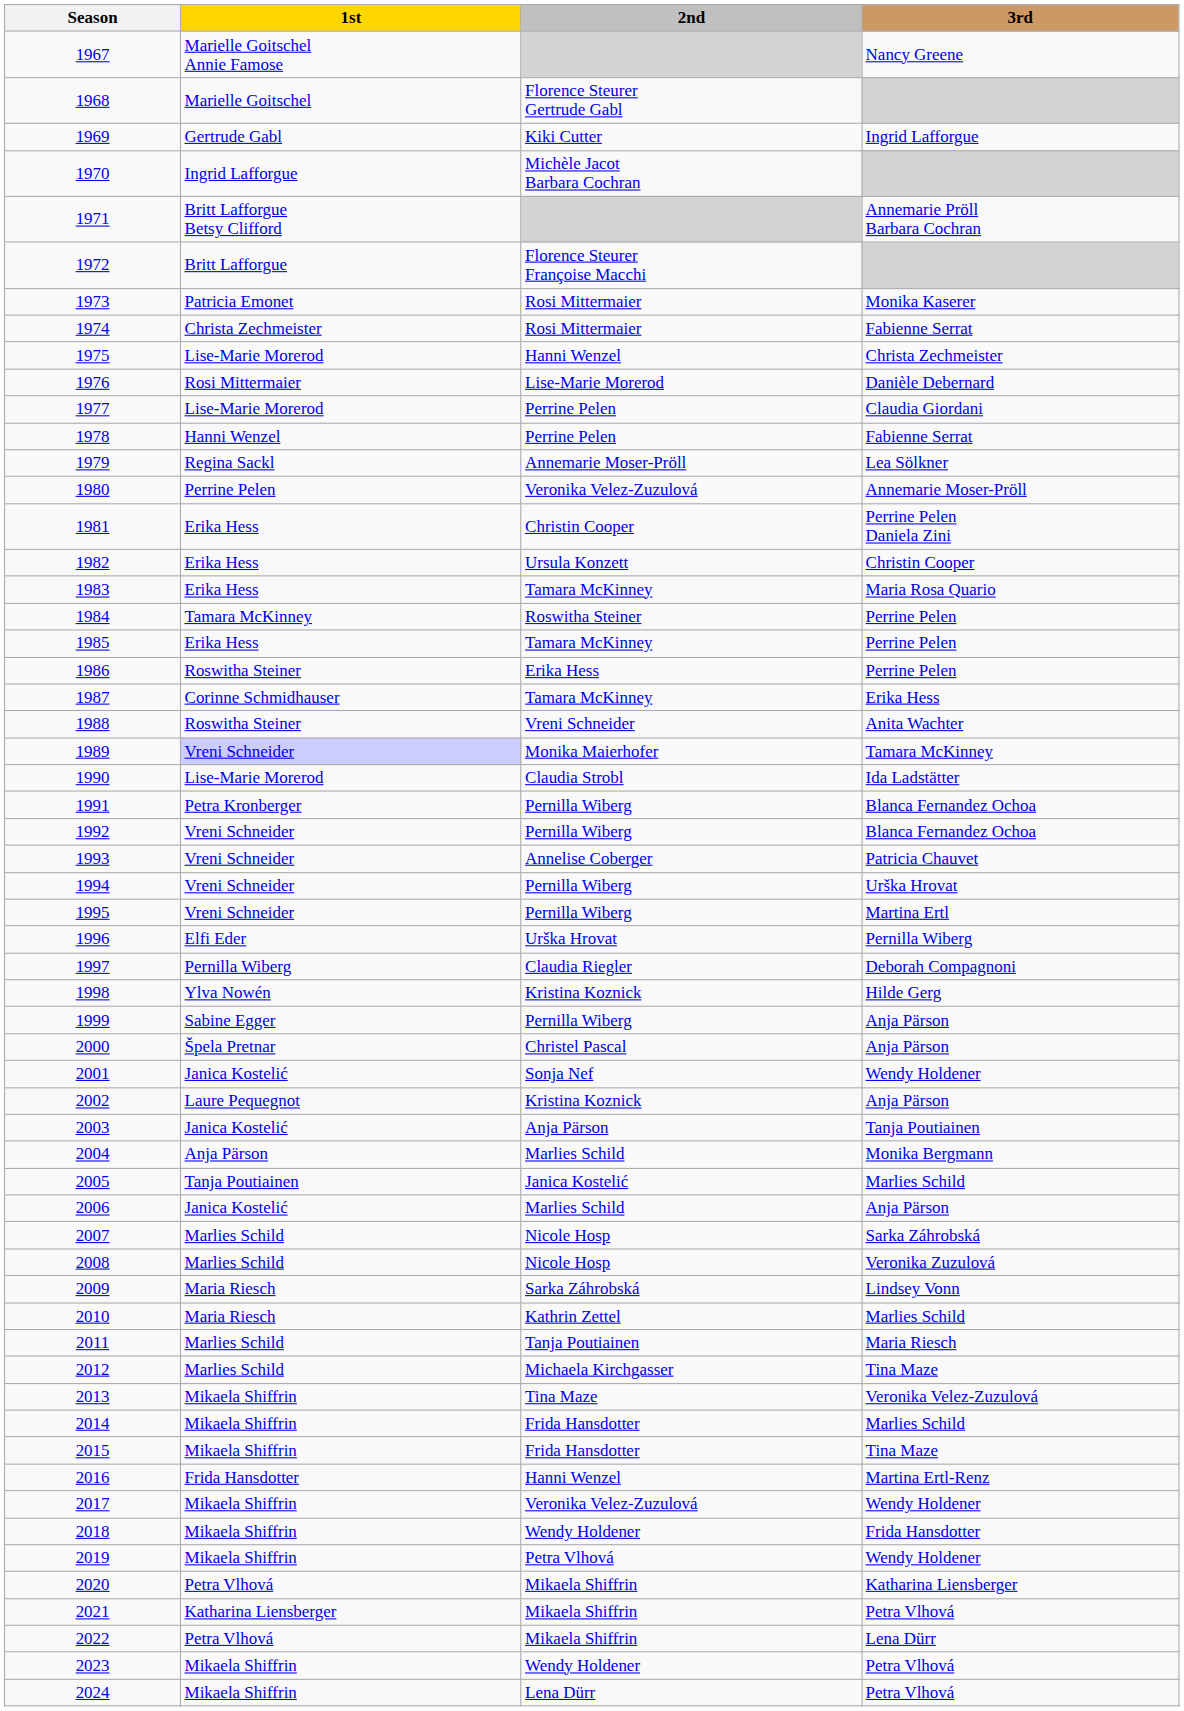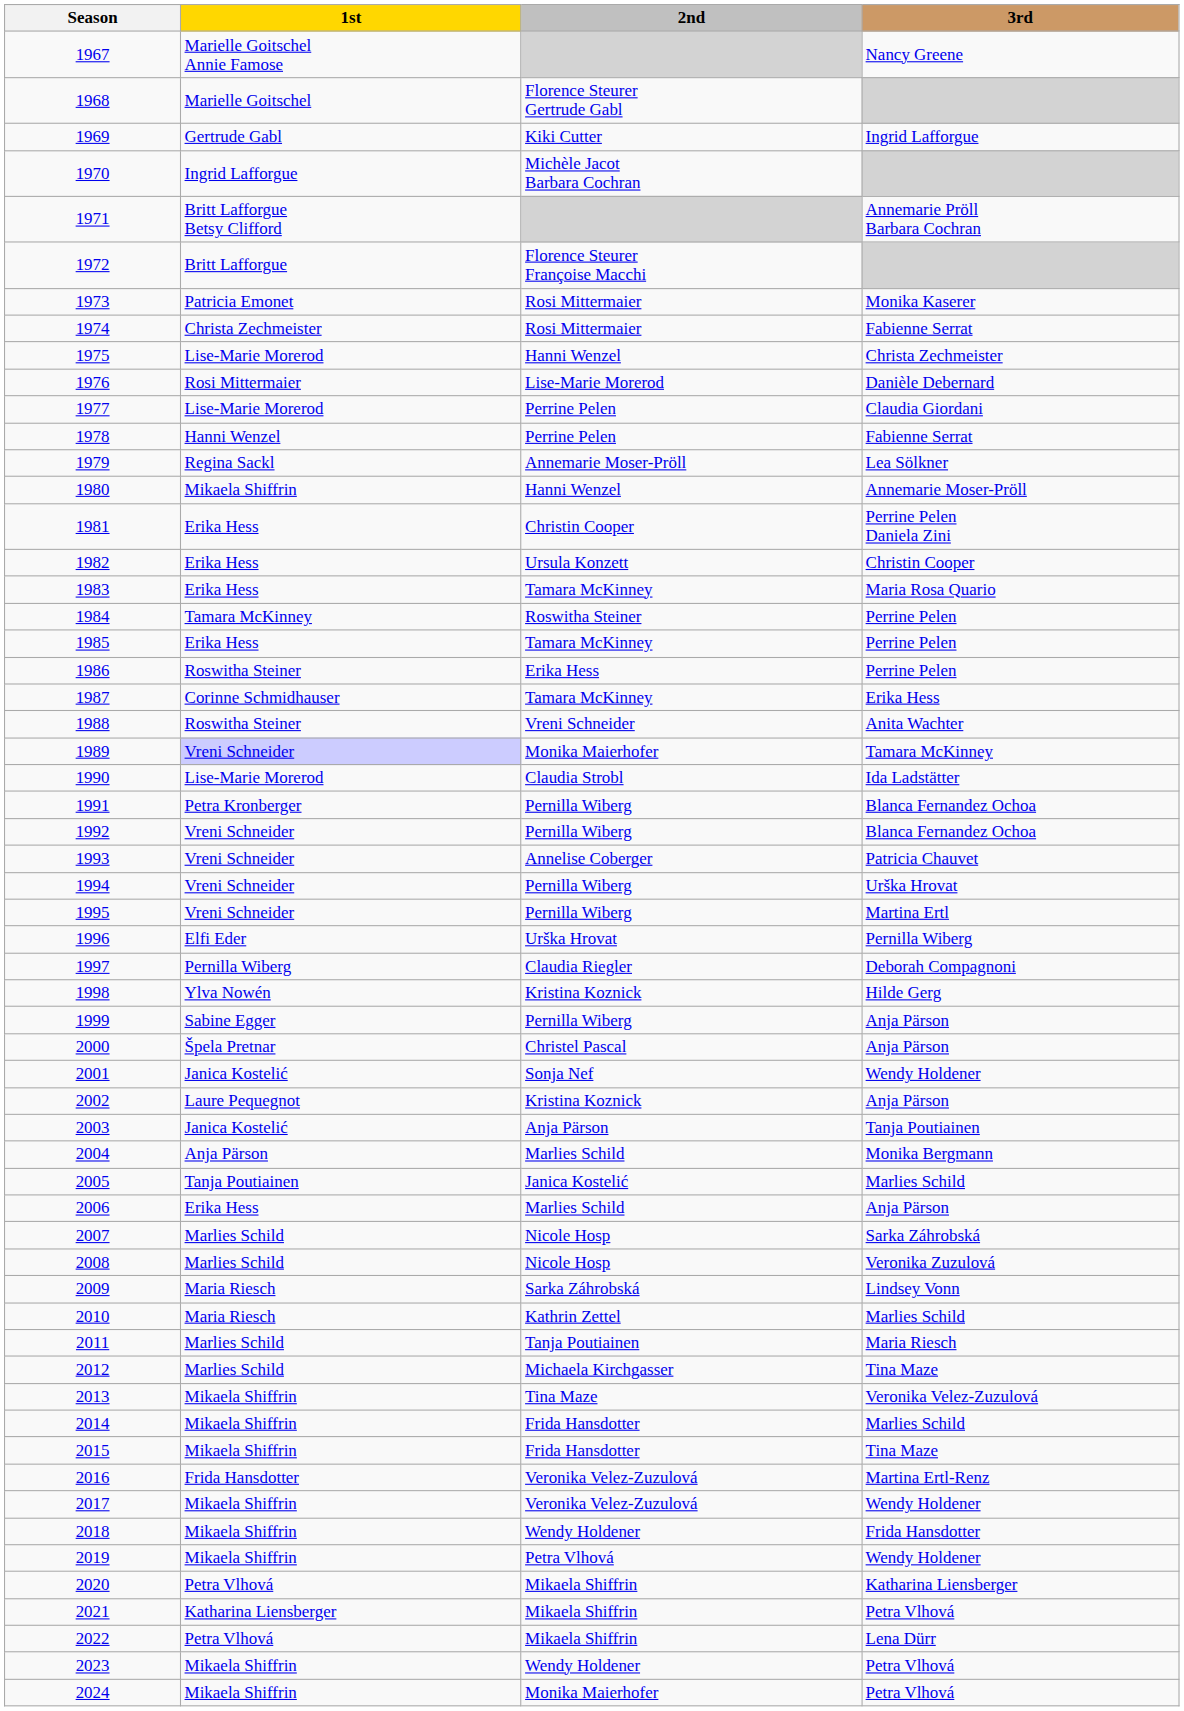(230, 489) Perrine Pelen -> (241, 489) Mikaela Shiffrin
(611, 489) Veronika Velez-Zuzulová -> (573, 489) Hanni Wenzel
(236, 1208) Janica Kostelić -> (222, 1208) Erika Hess
(573, 1477) Hanni Wenzel -> (611, 1477) Veronika Velez-Zuzulová
(560, 1692) Lena Dürr -> (592, 1692) Monika Maierhofer
